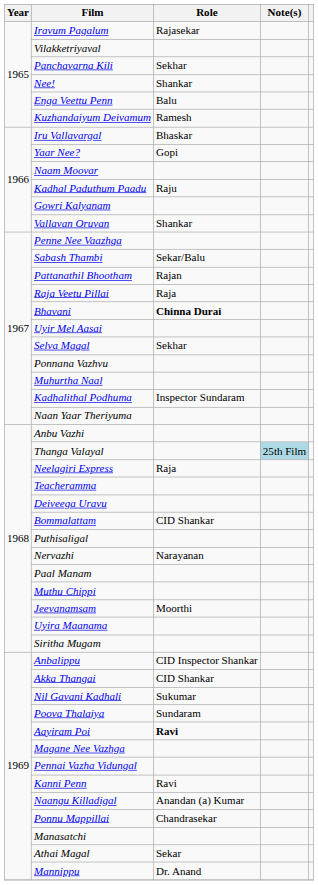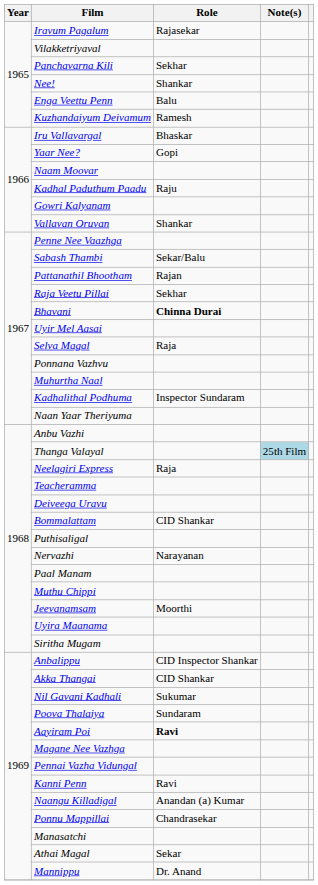(166, 293) Raja -> (171, 293) Sekhar
(171, 345) Sekhar -> (166, 345) Raja
